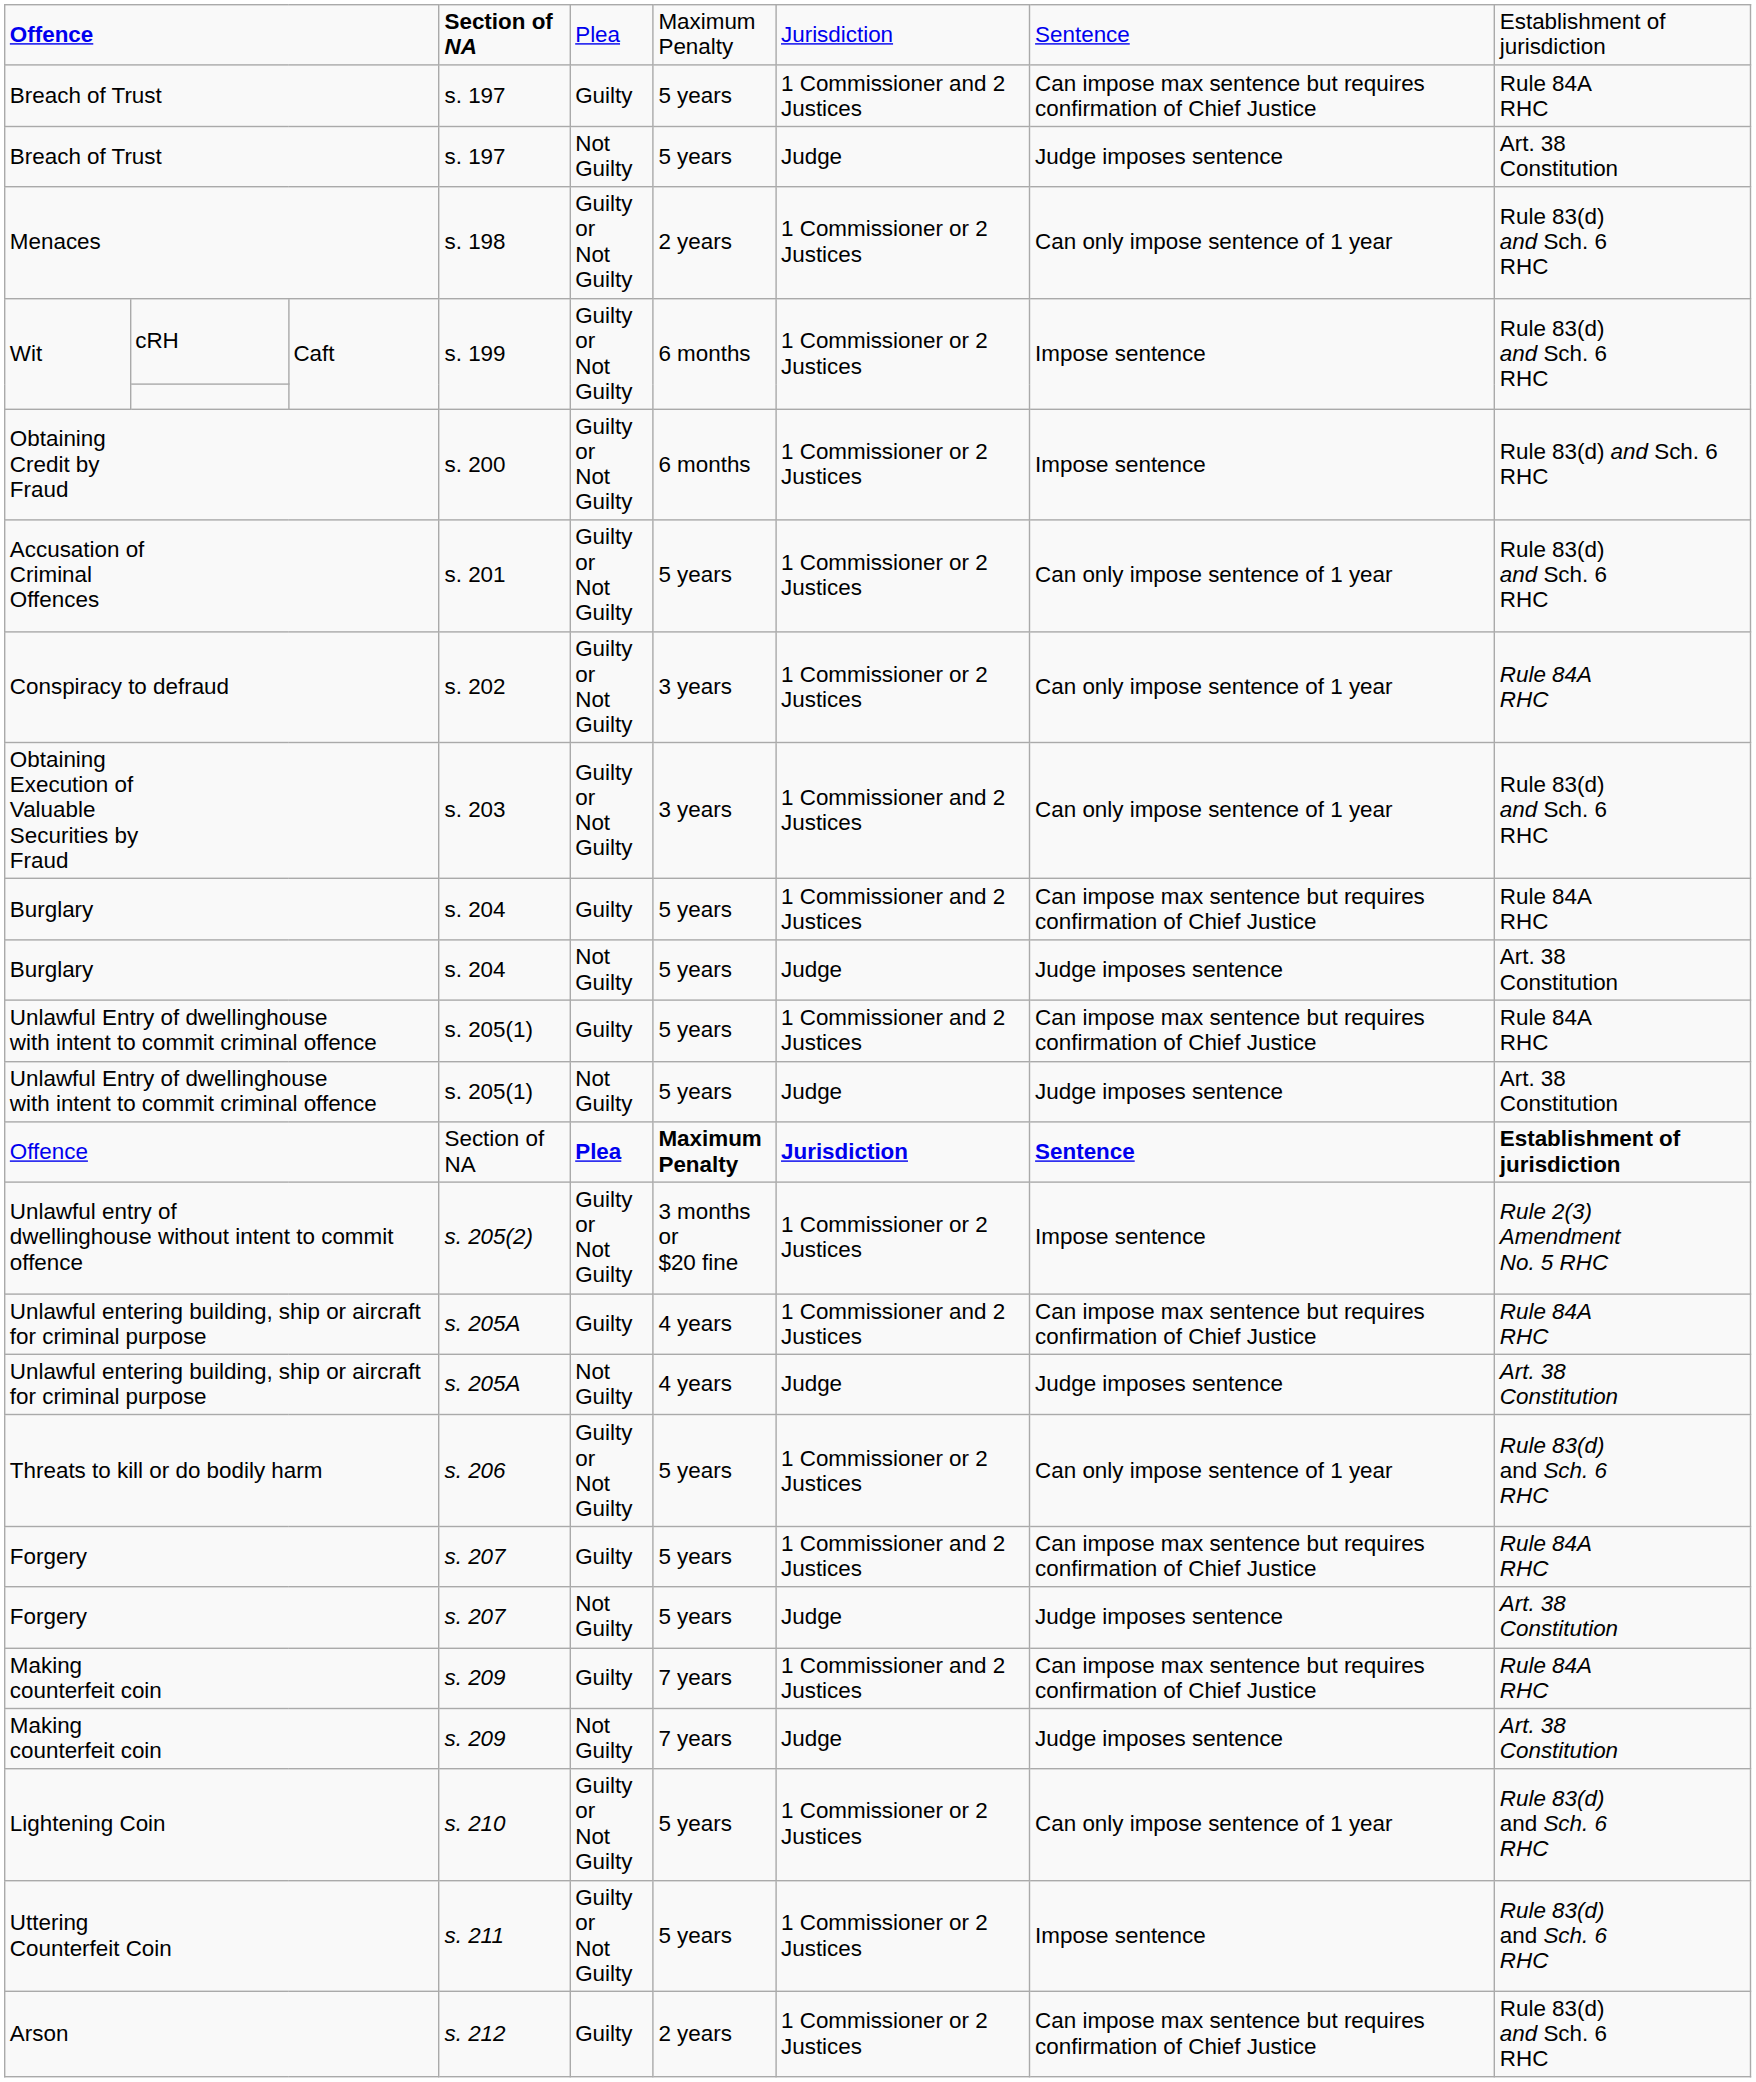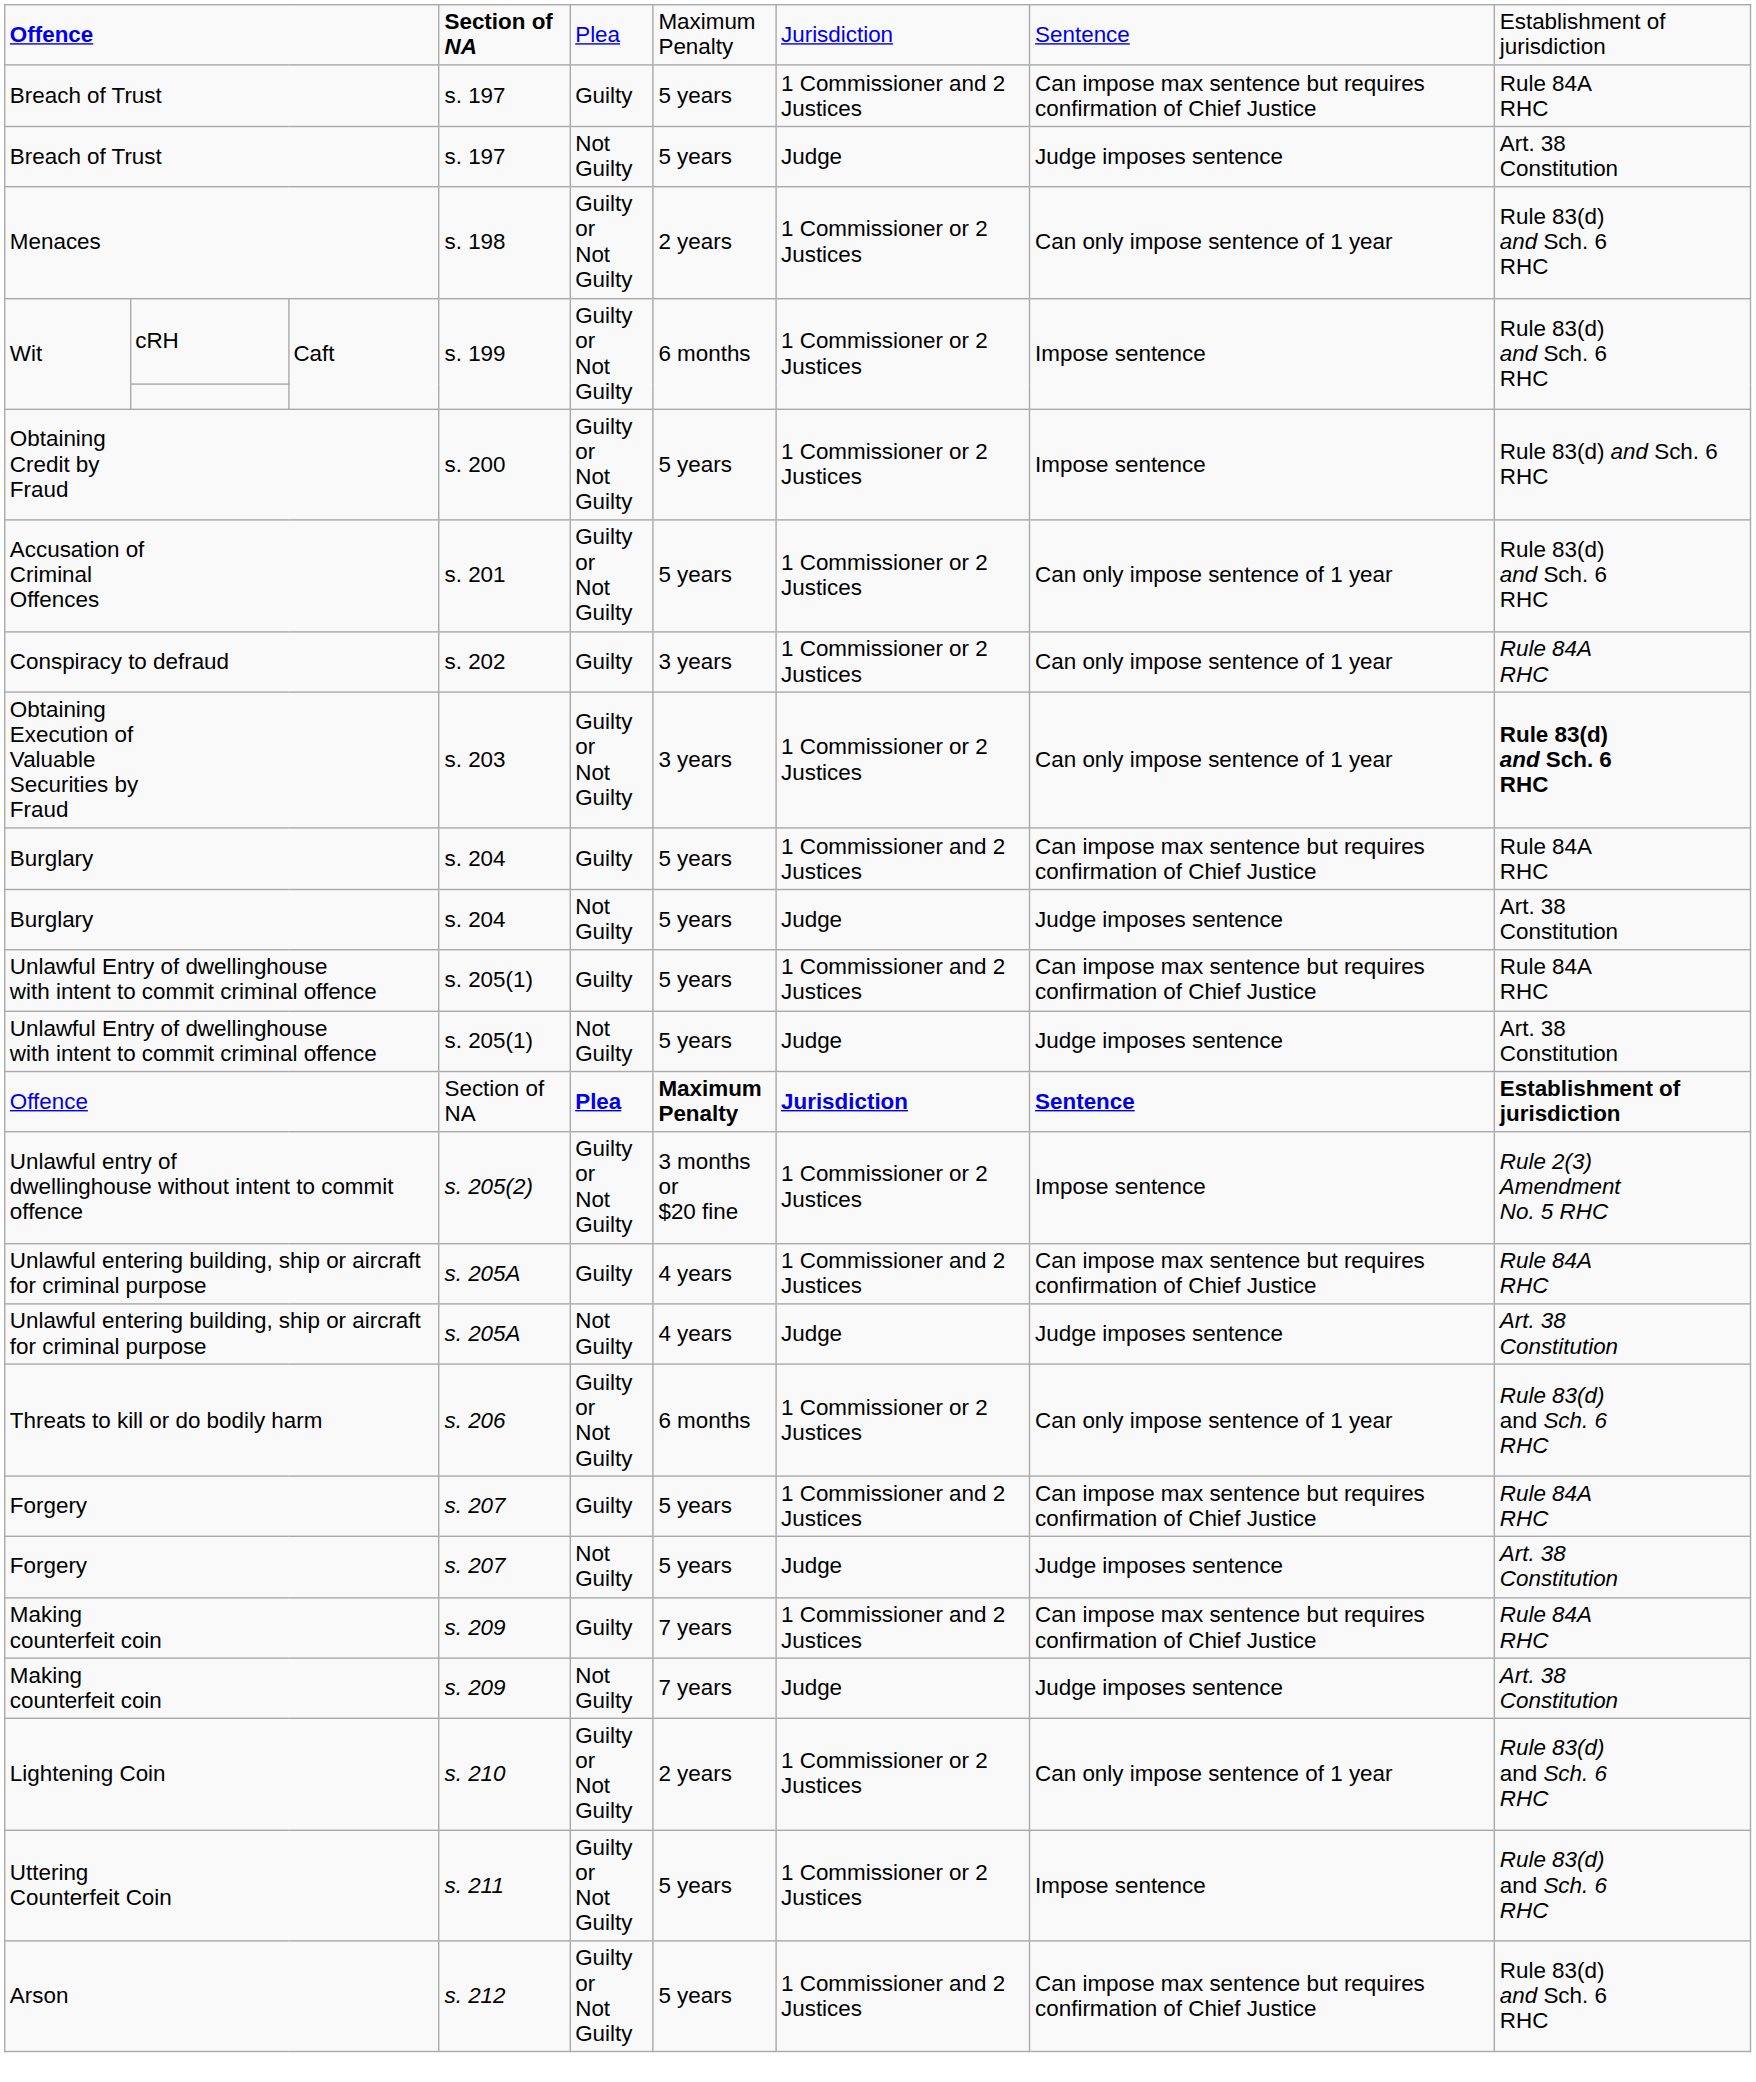(705, 464) 6 months -> (695, 464) 5 years
(604, 686) Guilty or Not Guilty -> (604, 661) Guilty
(893, 810) 1 Commissioner and 2 Justices -> (884, 760) 1 Commissioner or 2 Justices
(1553, 810) normal -> (1556, 760) bold
(695, 1470) 5 years -> (705, 1419) 6 months
(695, 1824) 5 years -> (695, 1774) 2 years
(604, 2034) Guilty -> (604, 1996) Guilty or Not Guilty
(695, 2034) 2 years -> (695, 1996) 5 years
(884, 2034) 1 Commissioner or 2 Justices -> (893, 1996) 1 Commissioner and 2 Justices
